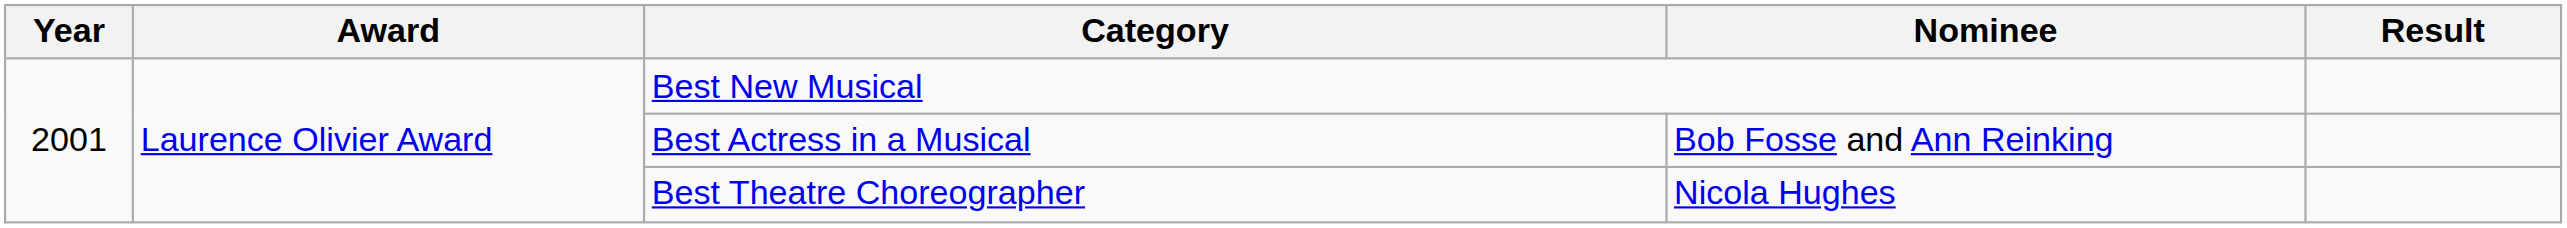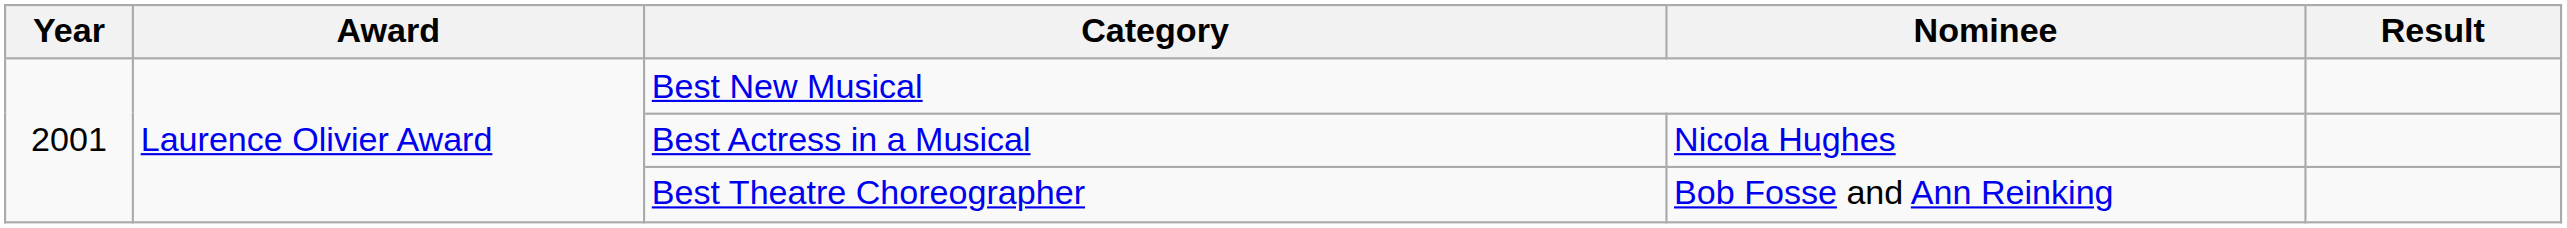(1894, 139) Bob Fosse and Ann Reinking -> (1785, 139) Nicola Hughes
(1785, 193) Nicola Hughes -> (1894, 193) Bob Fosse and Ann Reinking
